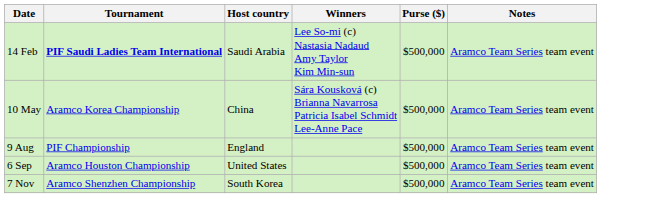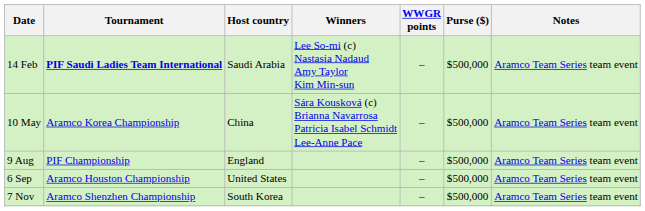+ column: (422, 20)
